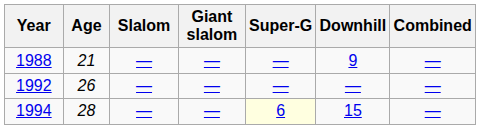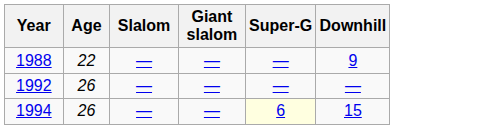- column: (433, 26)
(86, 60) 21 -> (86, 60) 22
(86, 111) 28 -> (86, 111) 26
